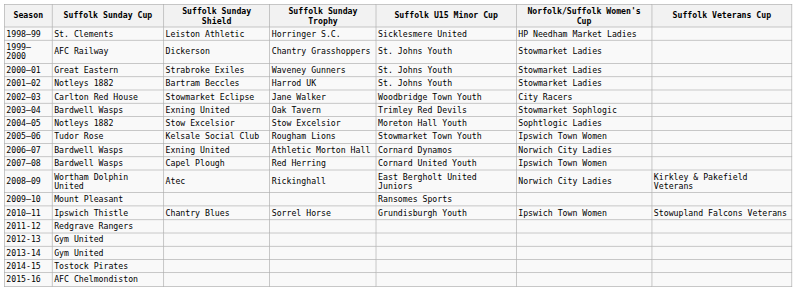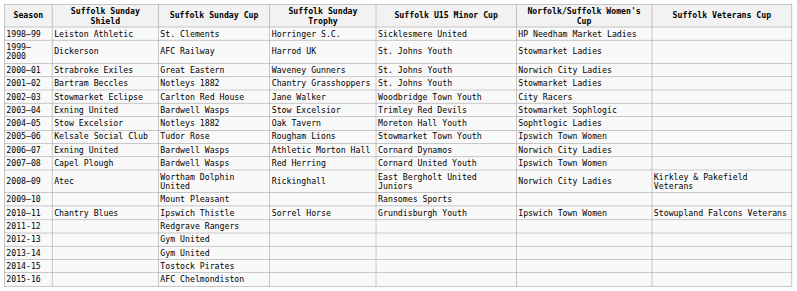columns swapped: (108, 16) <-> (217, 16)
(321, 52) Chantry Grasshoppers -> (294, 52) Harrod UK
(560, 70) Stowmarket Ladies -> (565, 70) Norwich City Ladies
(294, 83) Harrod UK -> (321, 83) Chantry Grasshoppers
(296, 110) Oak Tavern -> (306, 110) Stow Excelsior
(306, 123) Stow Excelsior -> (296, 123) Oak Tavern
